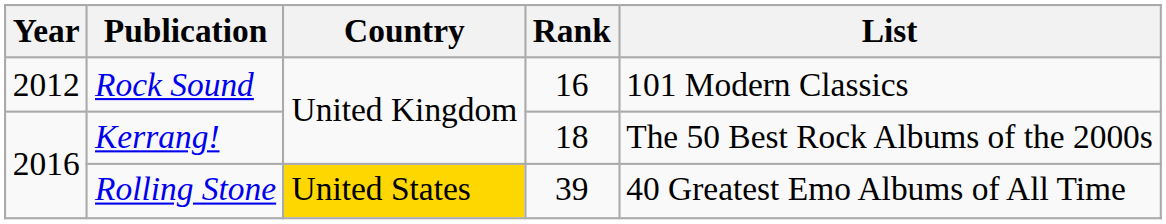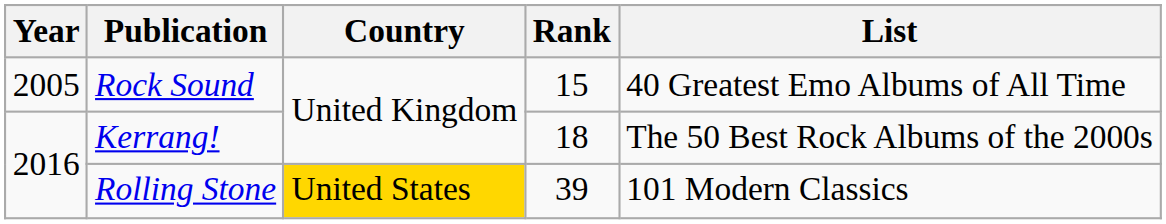(46, 84) 2012 -> (46, 84) 2005
(572, 84) 16 -> (572, 84) 15
(767, 84) 101 Modern Classics -> (876, 84) 40 Greatest Emo Albums of All Time
(876, 190) 40 Greatest Emo Albums of All Time -> (767, 190) 101 Modern Classics
